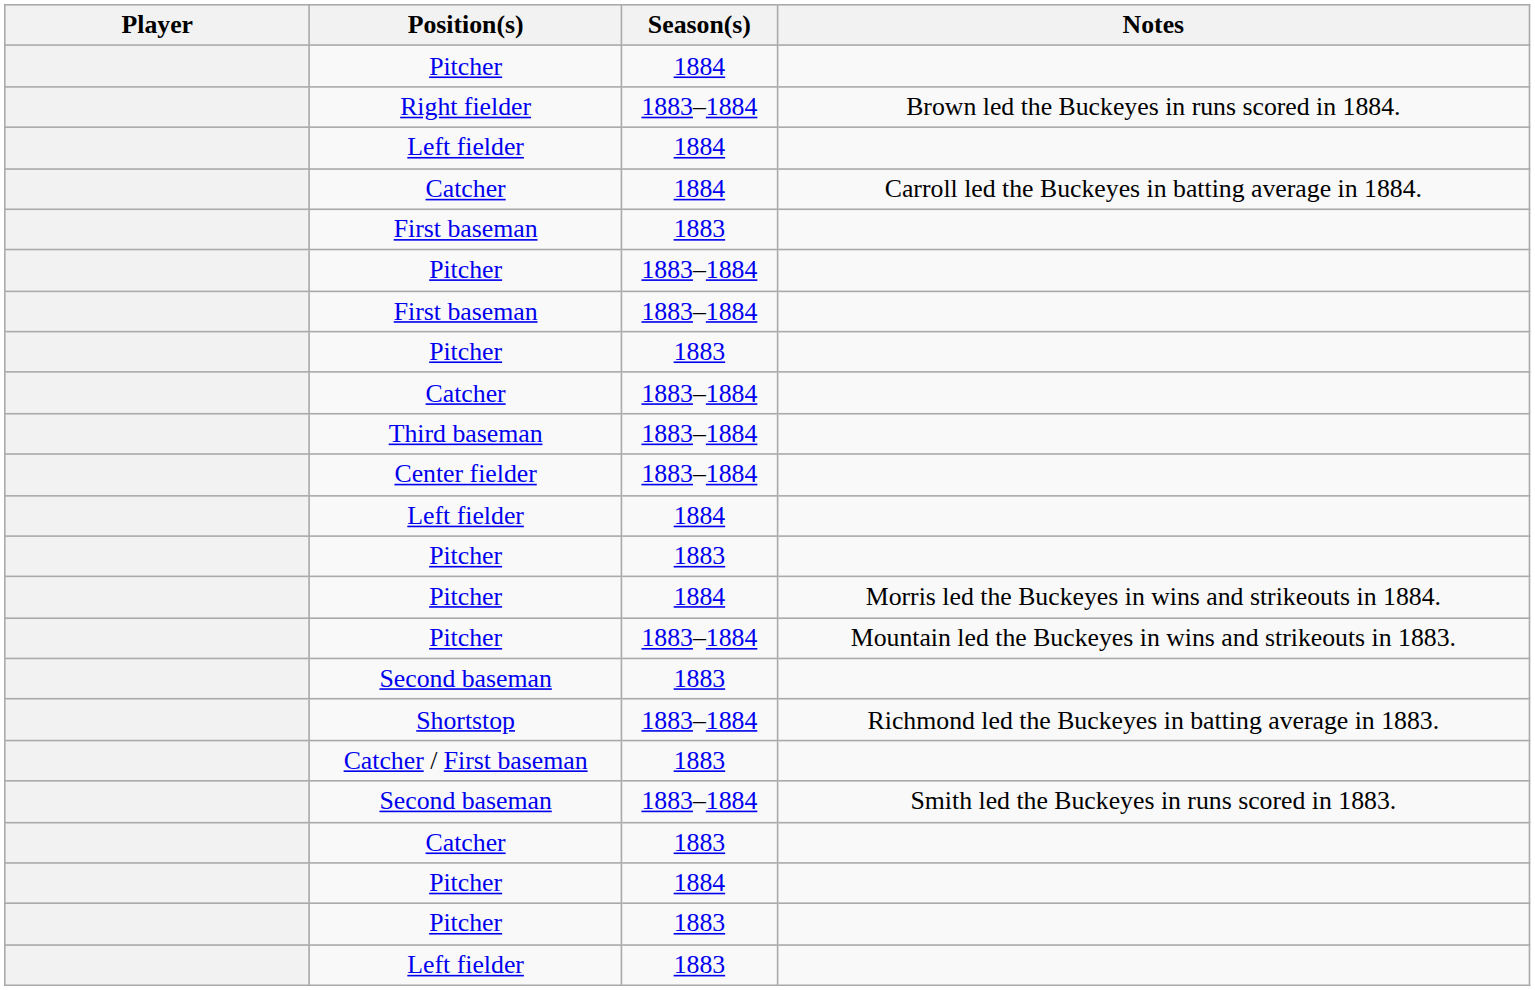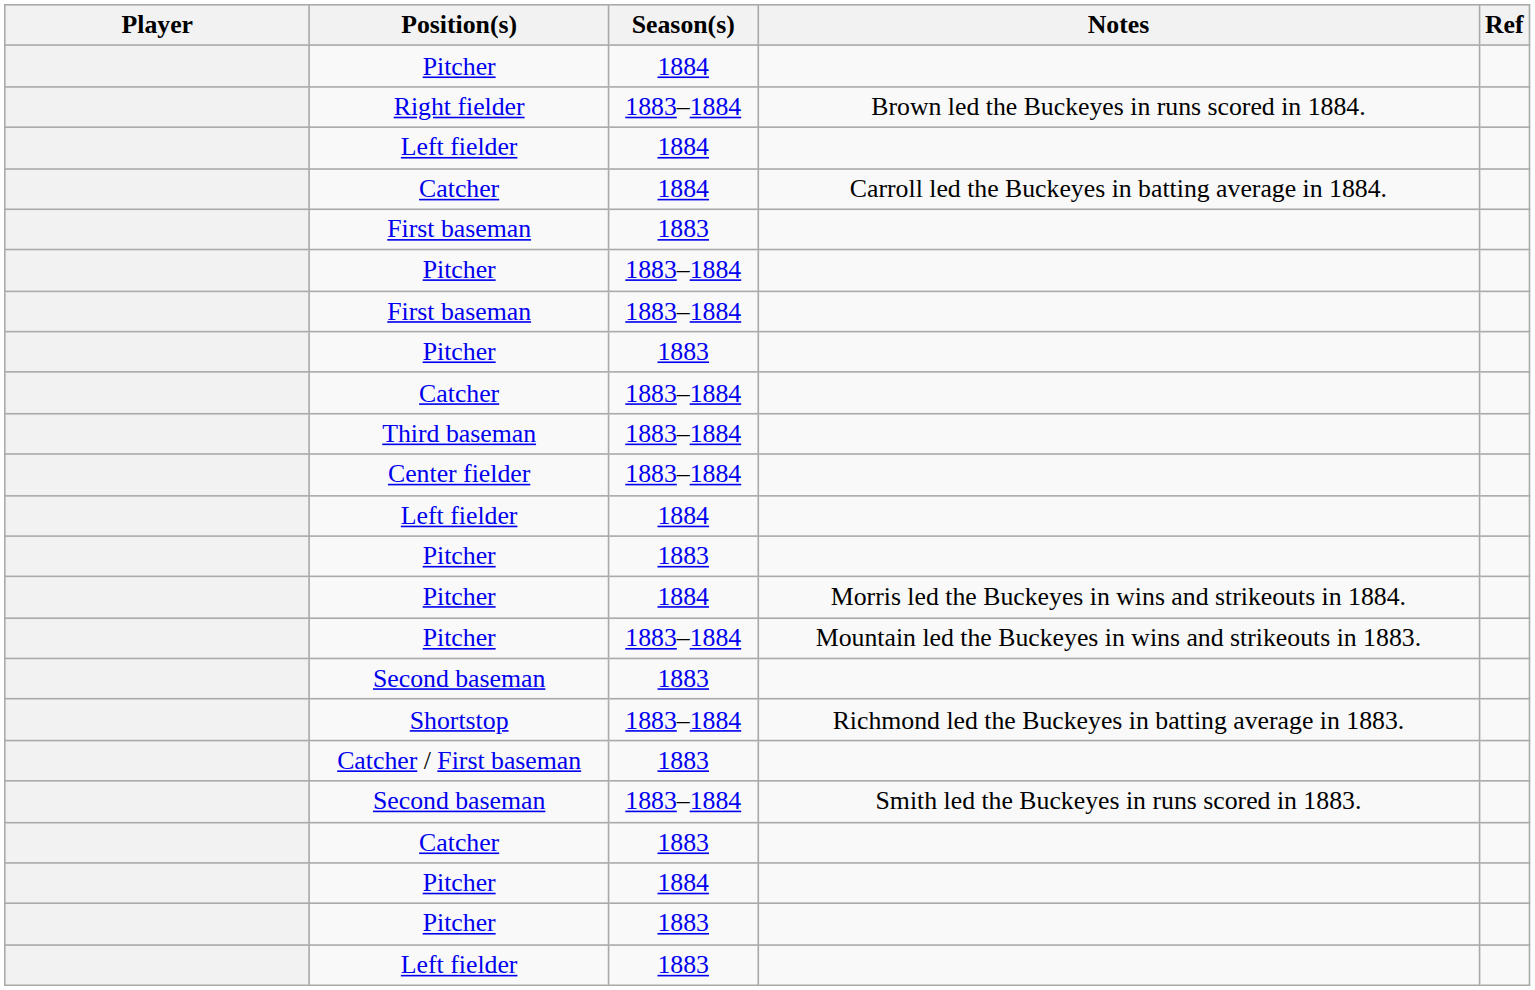+ column: (1504, 24)
